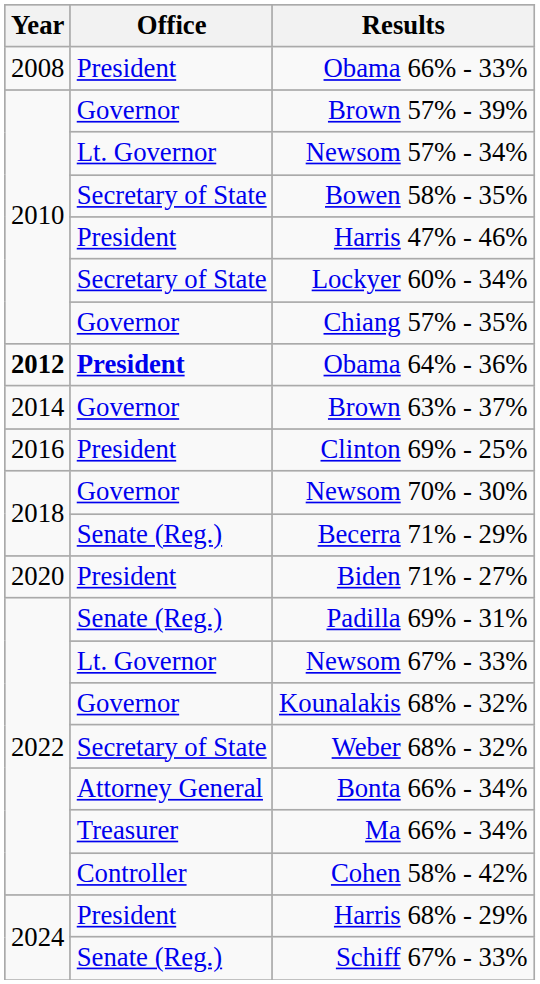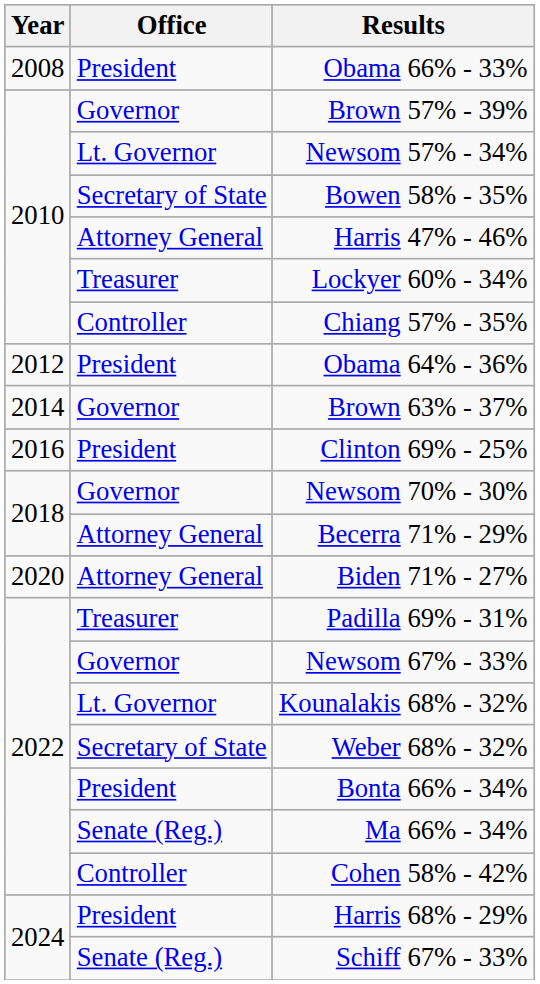(126, 237) President -> (170, 237) Attorney General
(172, 279) Secretary of State -> (127, 279) Treasurer
(128, 322) Governor -> (132, 322) Controller
(38, 364) bold -> (38, 364) normal
(131, 364) bold -> (126, 364) normal
(149, 534) Senate (Reg.) -> (170, 534) Attorney General
(126, 576) President -> (170, 576) Attorney General
(149, 618) Senate (Reg.) -> (127, 618) Treasurer
(146, 661) Lt. Governor -> (128, 661) Governor
(128, 703) Governor -> (146, 703) Lt. Governor
(170, 788) Attorney General -> (126, 788) President
(127, 830) Treasurer -> (149, 830) Senate (Reg.)
